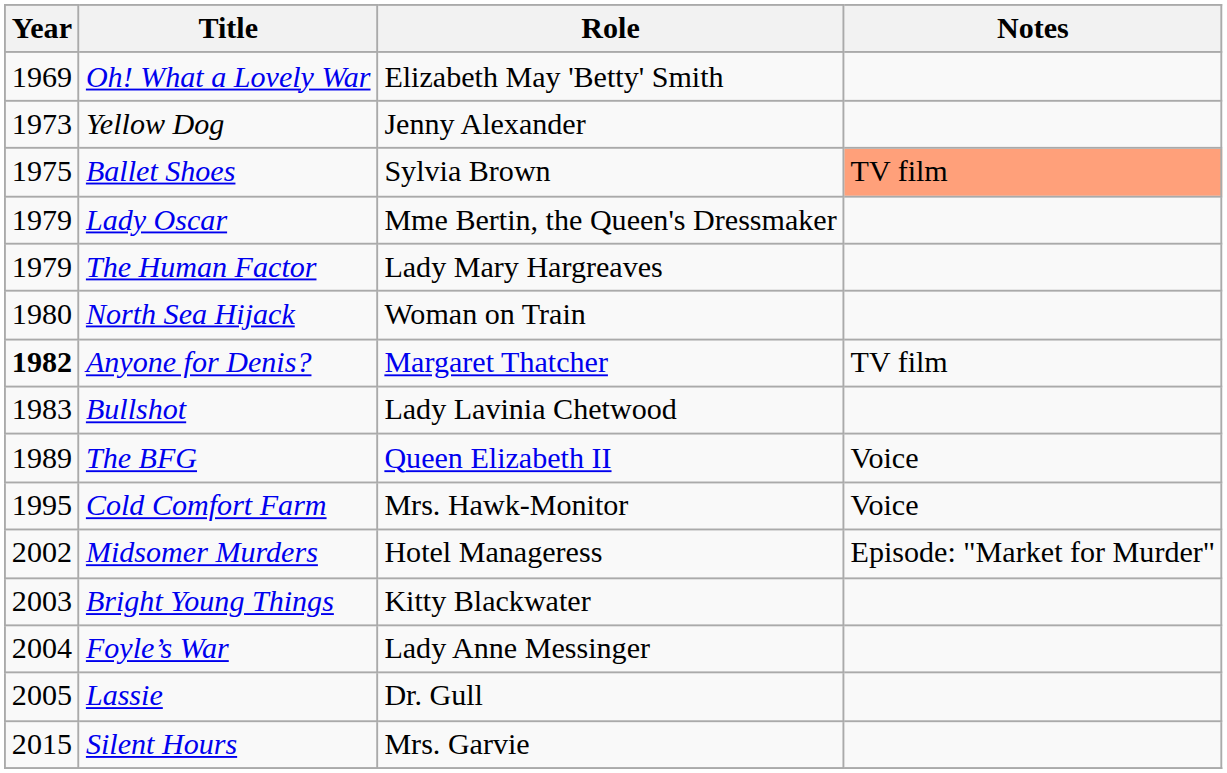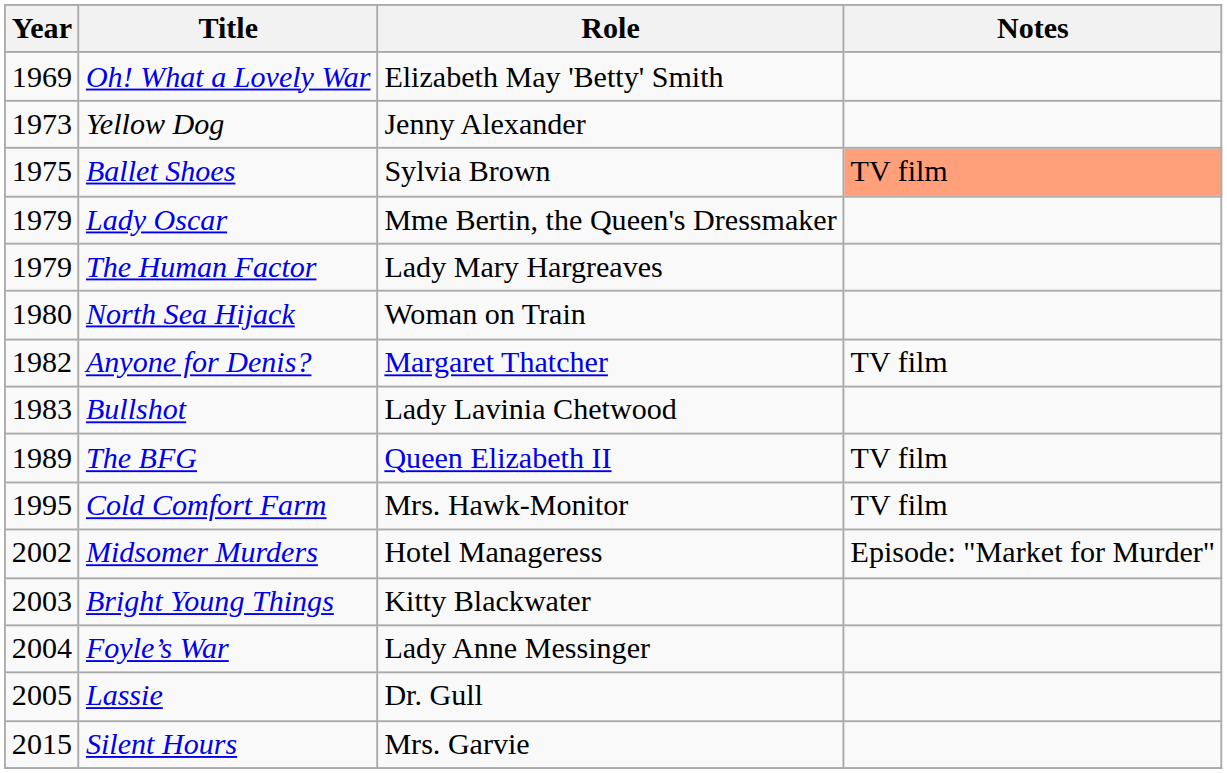(42, 362) bold -> (42, 362) normal
(885, 457) Voice -> (899, 457) TV film
(885, 505) Voice -> (899, 505) TV film
